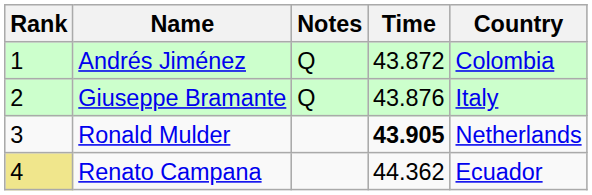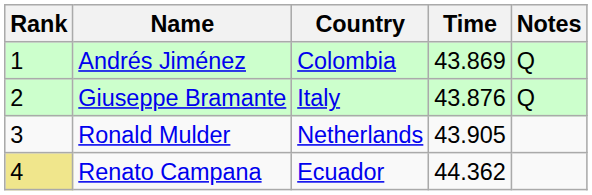columns swapped: (519, 23) <-> (330, 23)
(409, 61) 43.872 -> (470, 61) 43.869
(409, 135) bold -> (470, 135) normal
